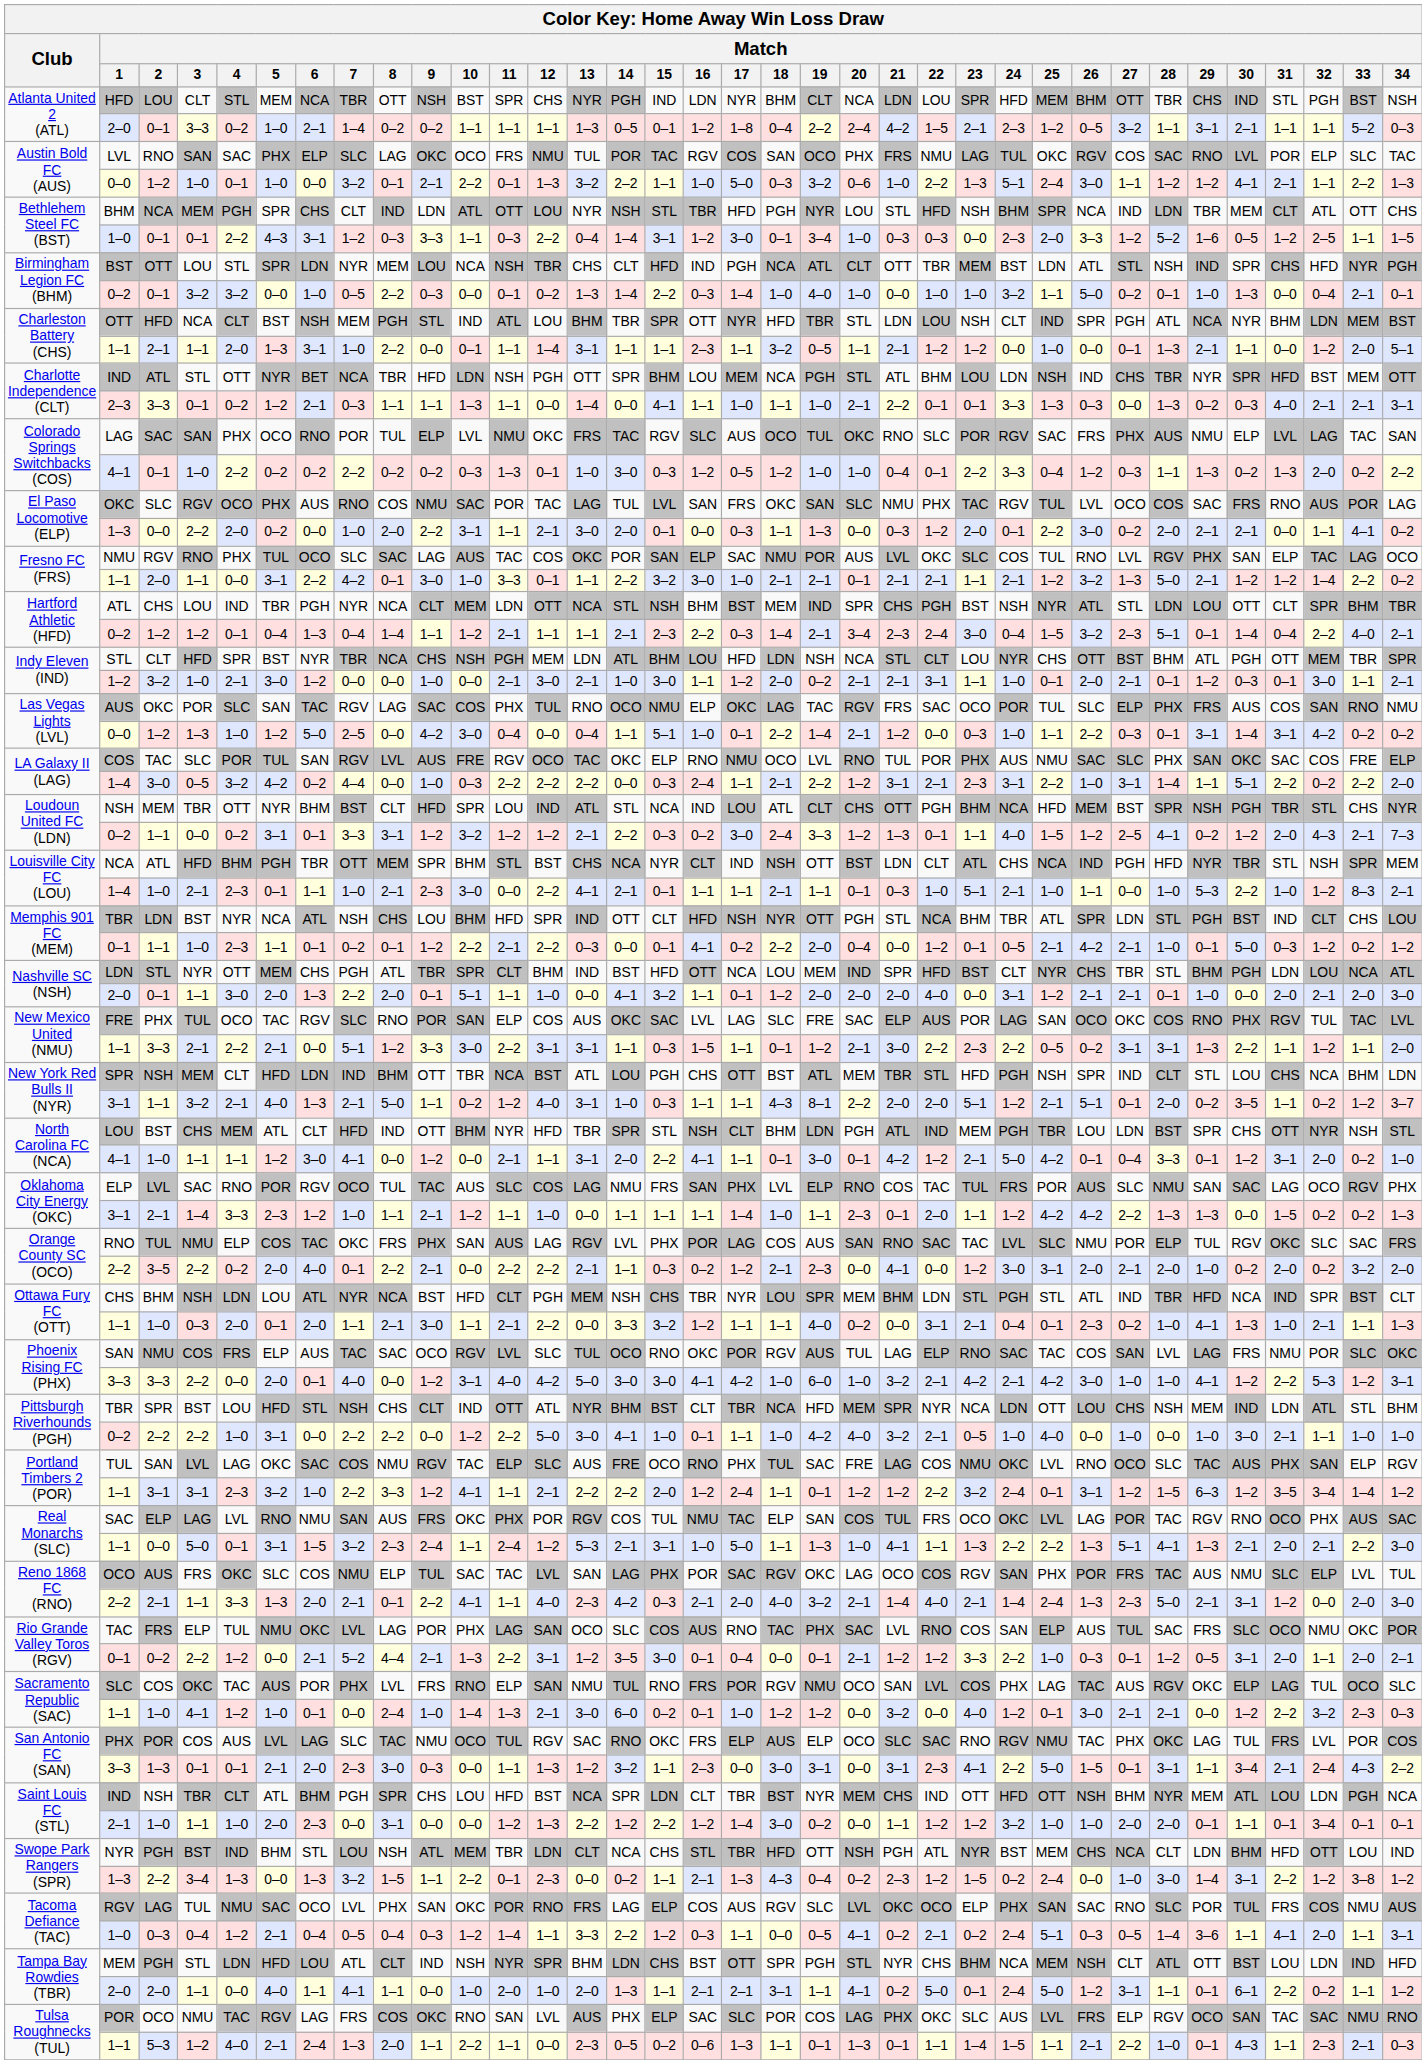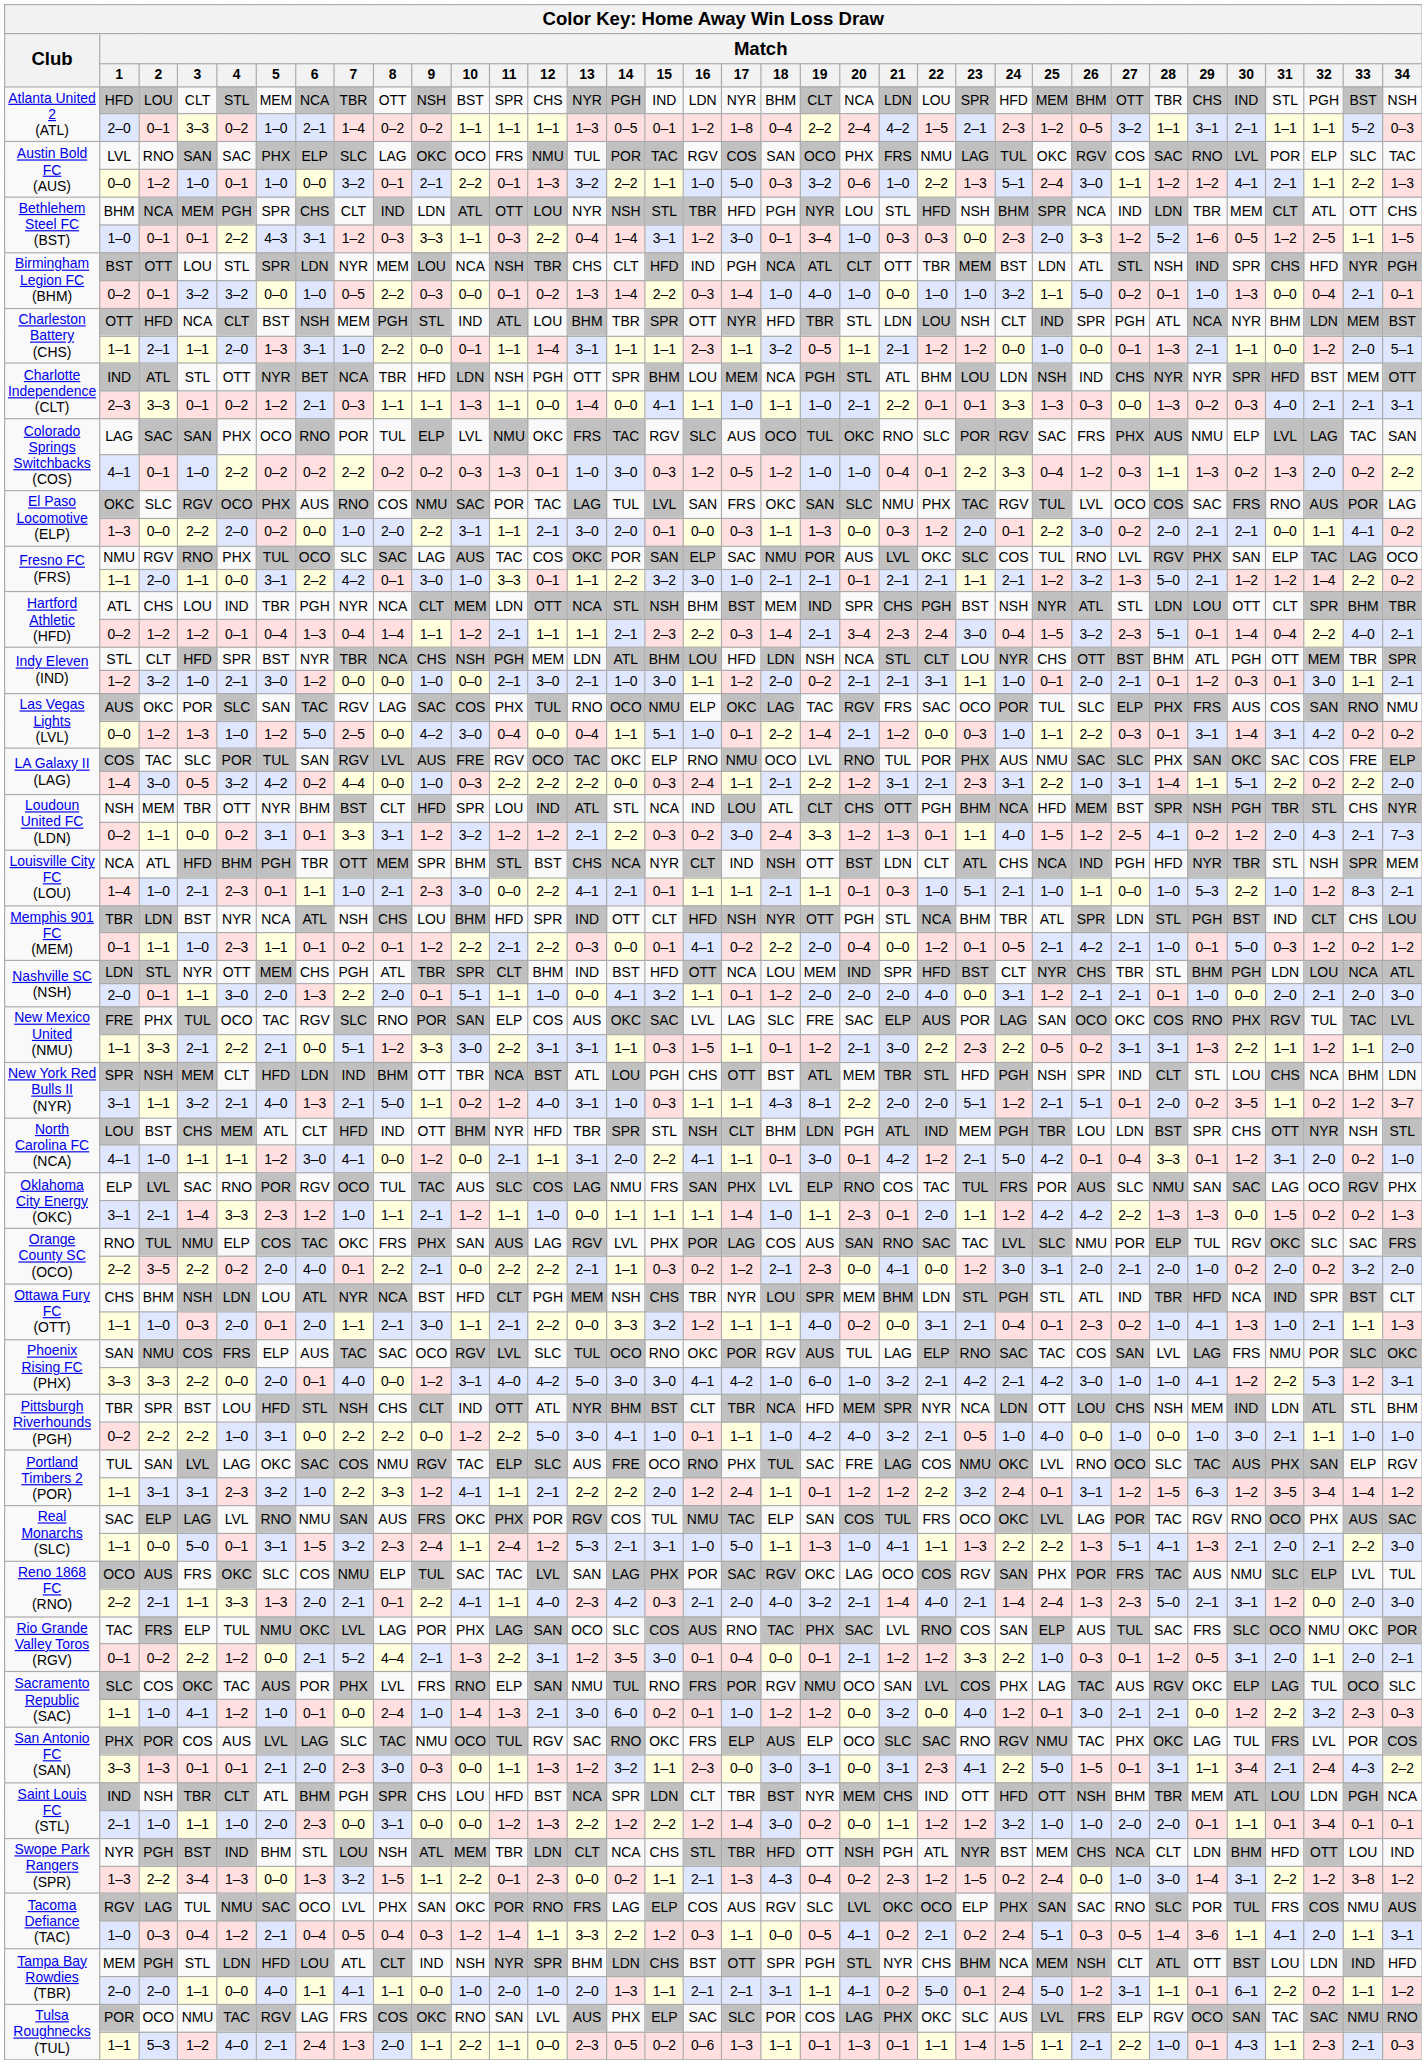(1168, 377) TBR -> (1168, 377) NYR
(1168, 1797) NYR -> (1168, 1797) TBR
